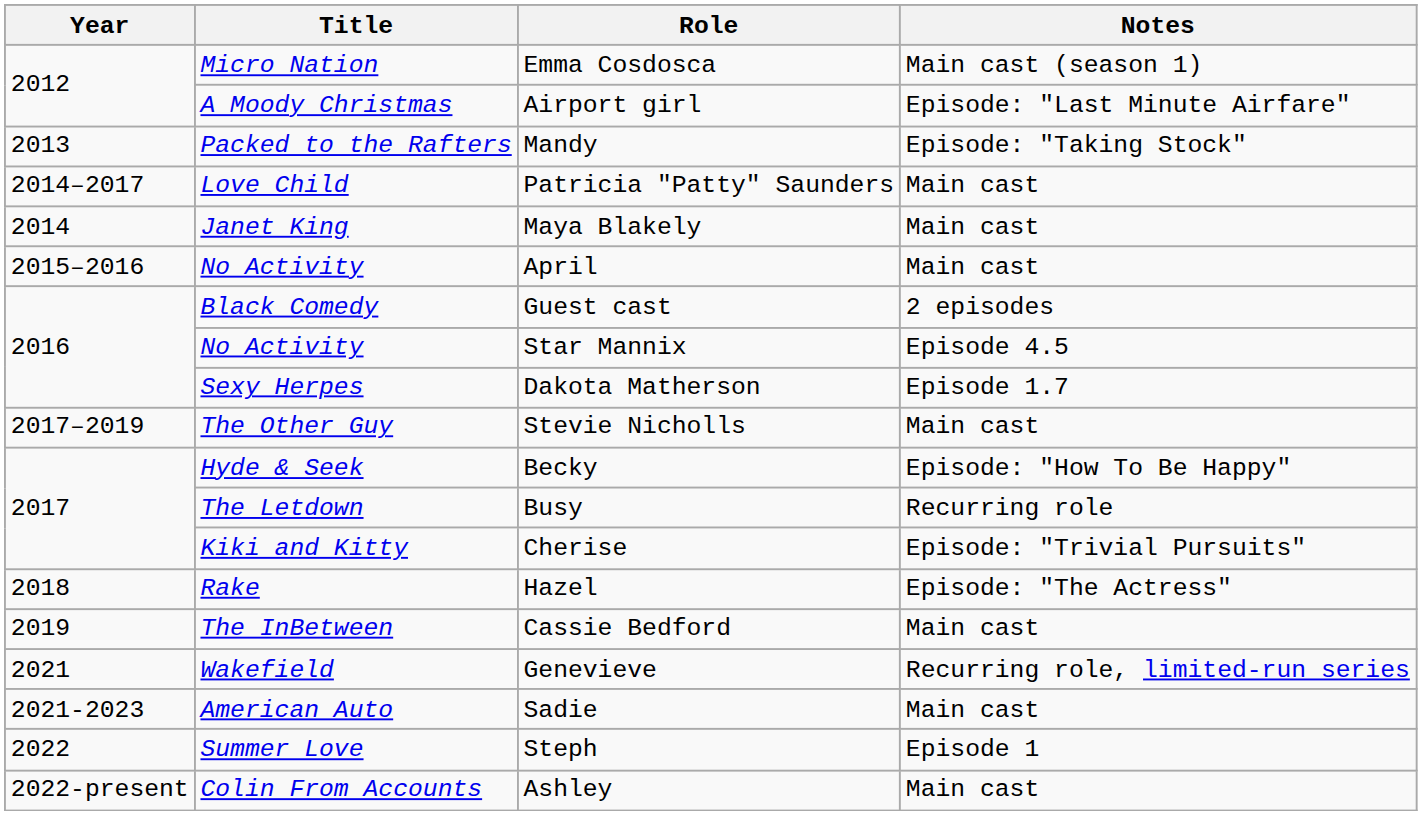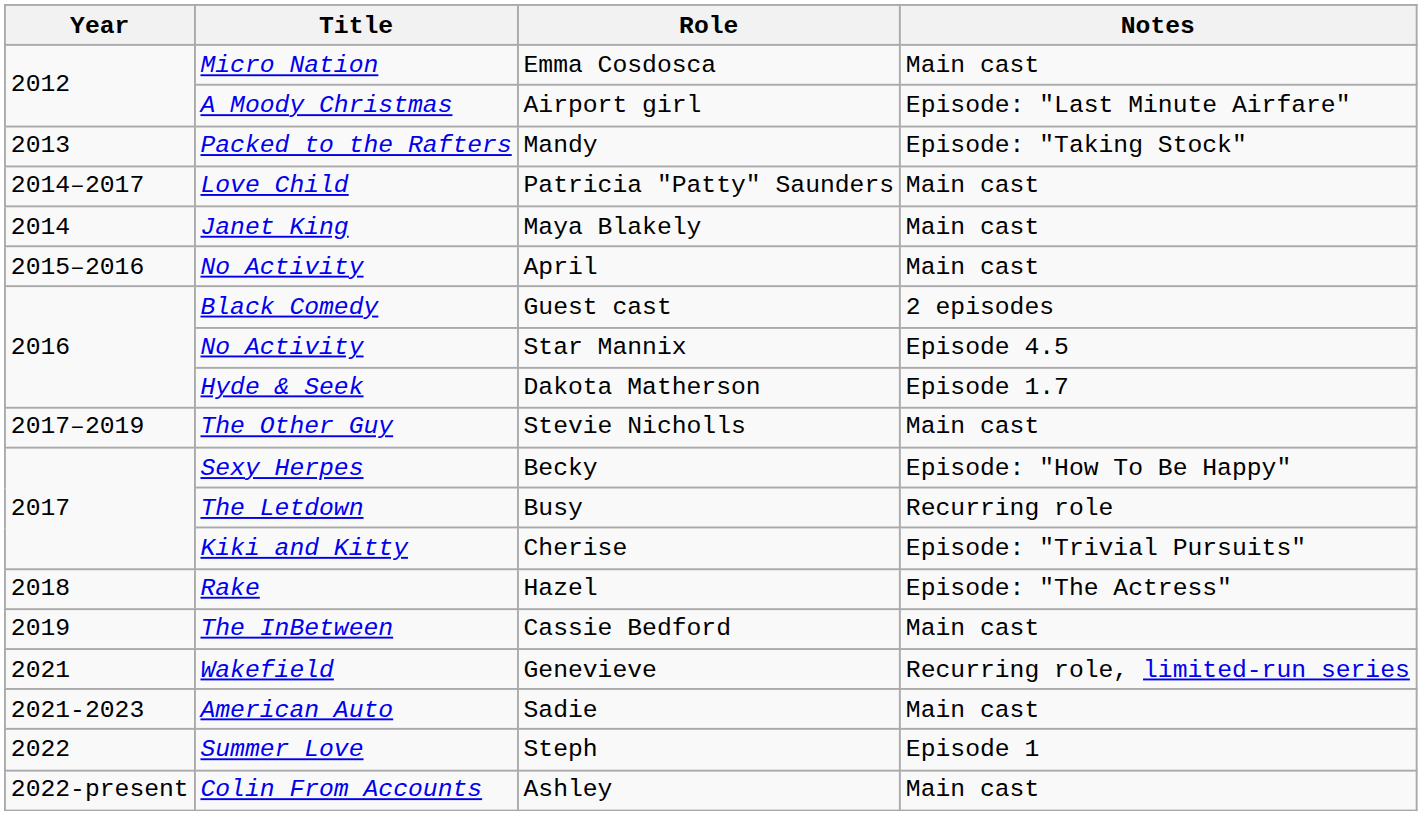(1054, 65) Main cast (season 1) -> (973, 65) Main cast
(282, 387) Sexy Herpes -> (282, 387) Hyde & Seek
(282, 468) Hyde & Seek -> (282, 468) Sexy Herpes
